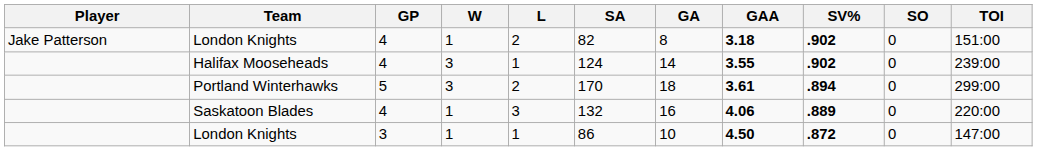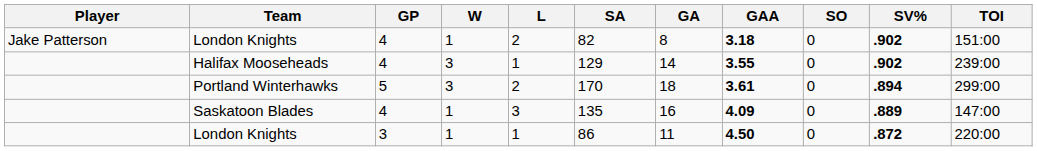columns swapped: (844, 16) <-> (918, 16)
(590, 63) 124 -> (590, 63) 129
(590, 110) 132 -> (590, 110) 135
(740, 110) 4.06 -> (740, 110) 4.09
(977, 110) 220:00 -> (977, 110) 147:00
(667, 134) 10 -> (667, 134) 11
(977, 134) 147:00 -> (977, 134) 220:00
